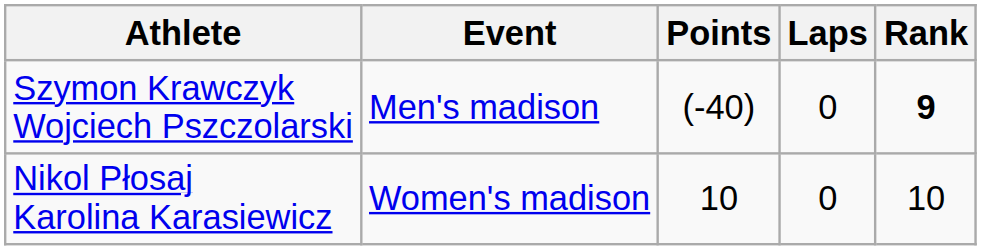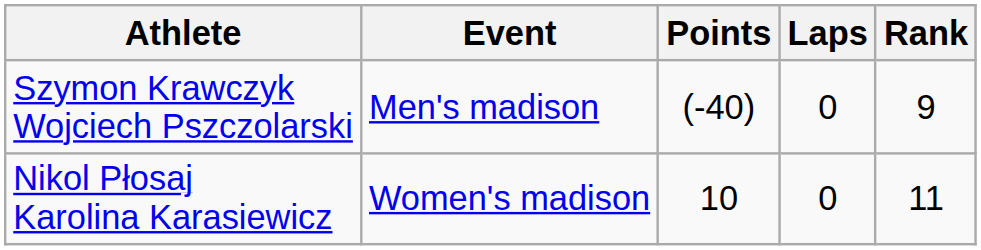(926, 106) bold -> (926, 106) normal
(926, 199) 10 -> (926, 199) 11
